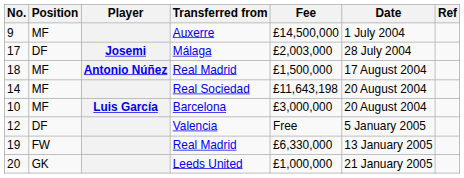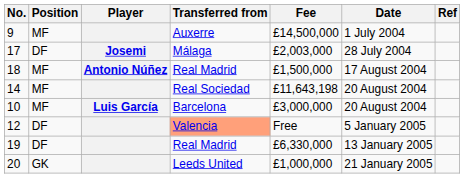(195, 126) no background -> (195, 126) lightsalmon background
(41, 145) FW -> (40, 145) DF
